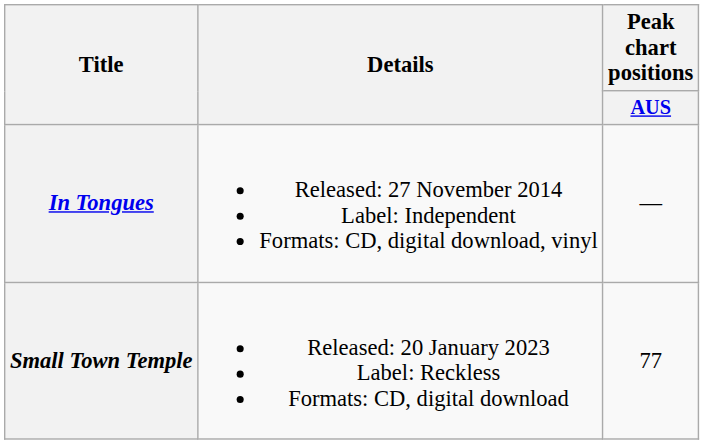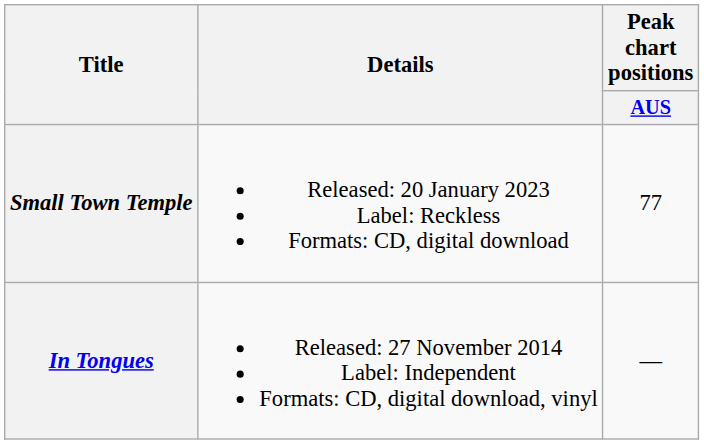rows swapped: (101, 203) <-> (101, 360)
